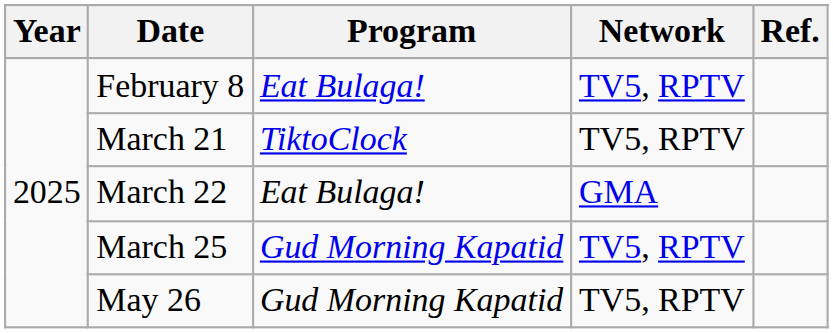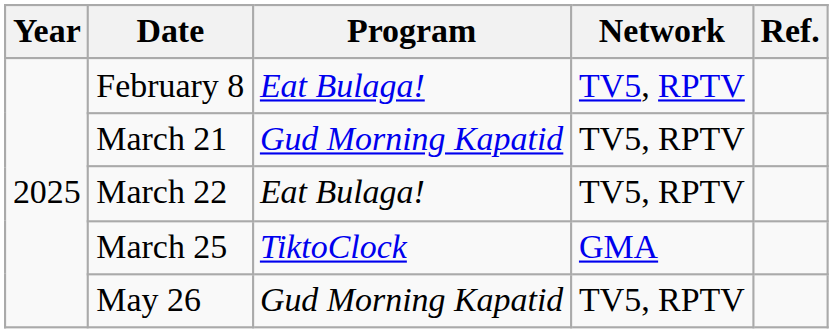(333, 138) TiktoClock -> (412, 138) Gud Morning Kapatid
(619, 192) GMA -> (662, 192) TV5, RPTV
(412, 246) Gud Morning Kapatid -> (333, 246) TiktoClock
(662, 246) TV5, RPTV -> (619, 246) GMA
